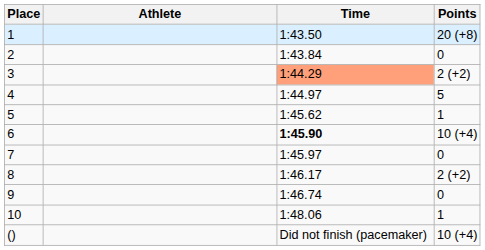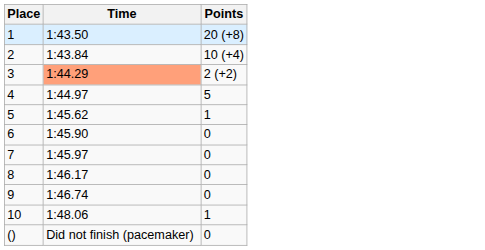- column: (160, 14)
(441, 54) 0 -> (224, 54) 10 (+4)
(301, 134) bold -> (67, 134) normal
(457, 134) 10 (+4) -> (207, 134) 0
(454, 174) 2 (+2) -> (207, 174) 0
(457, 235) 10 (+4) -> (207, 235) 0
